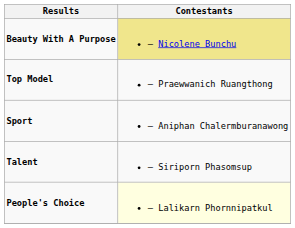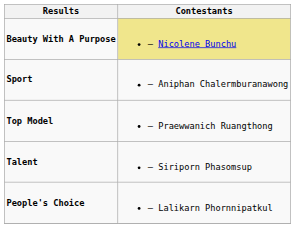rows swapped: (30, 80) <-> (19, 121)
(204, 208) lightyellow background -> (204, 208) no background
